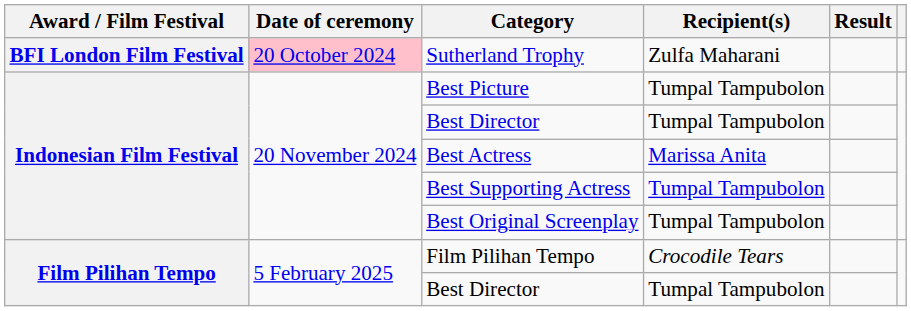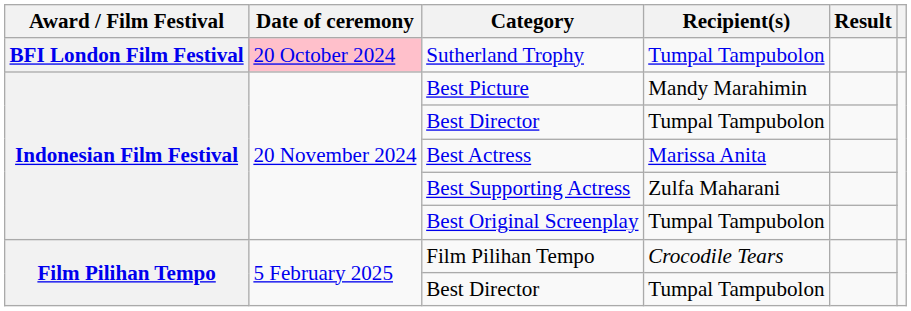(714, 54) Zulfa Maharani -> (736, 54) Tumpal Tampubolon
(736, 88) Tumpal Tampubolon -> (728, 88) Mandy Marahimin
(736, 188) Tumpal Tampubolon -> (714, 188) Zulfa Maharani
